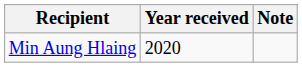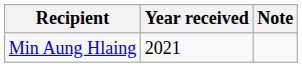(163, 47) 2020 -> (163, 47) 2021
